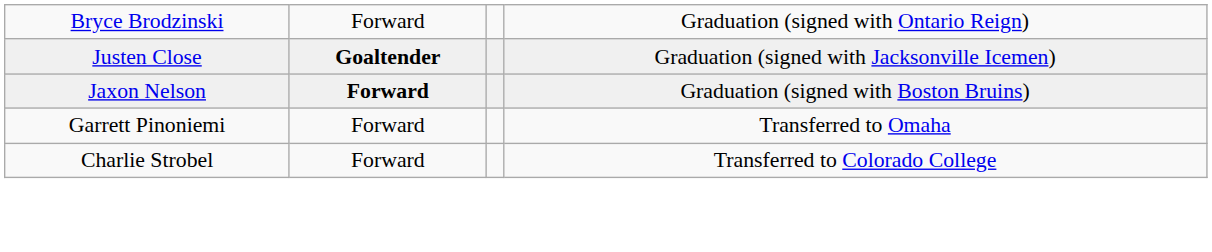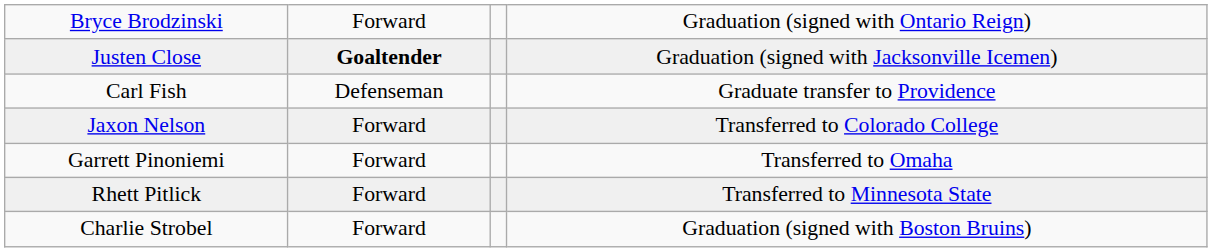+ row: (146, 90)
(388, 90) bold -> (389, 125) normal
(855, 90) Graduation (signed with Boston Bruins) -> (857, 125) Transferred to Colorado College
+ row: (146, 194)
(855, 159) Transferred to Colorado College -> (857, 228) Graduation (signed with Boston Bruins)
